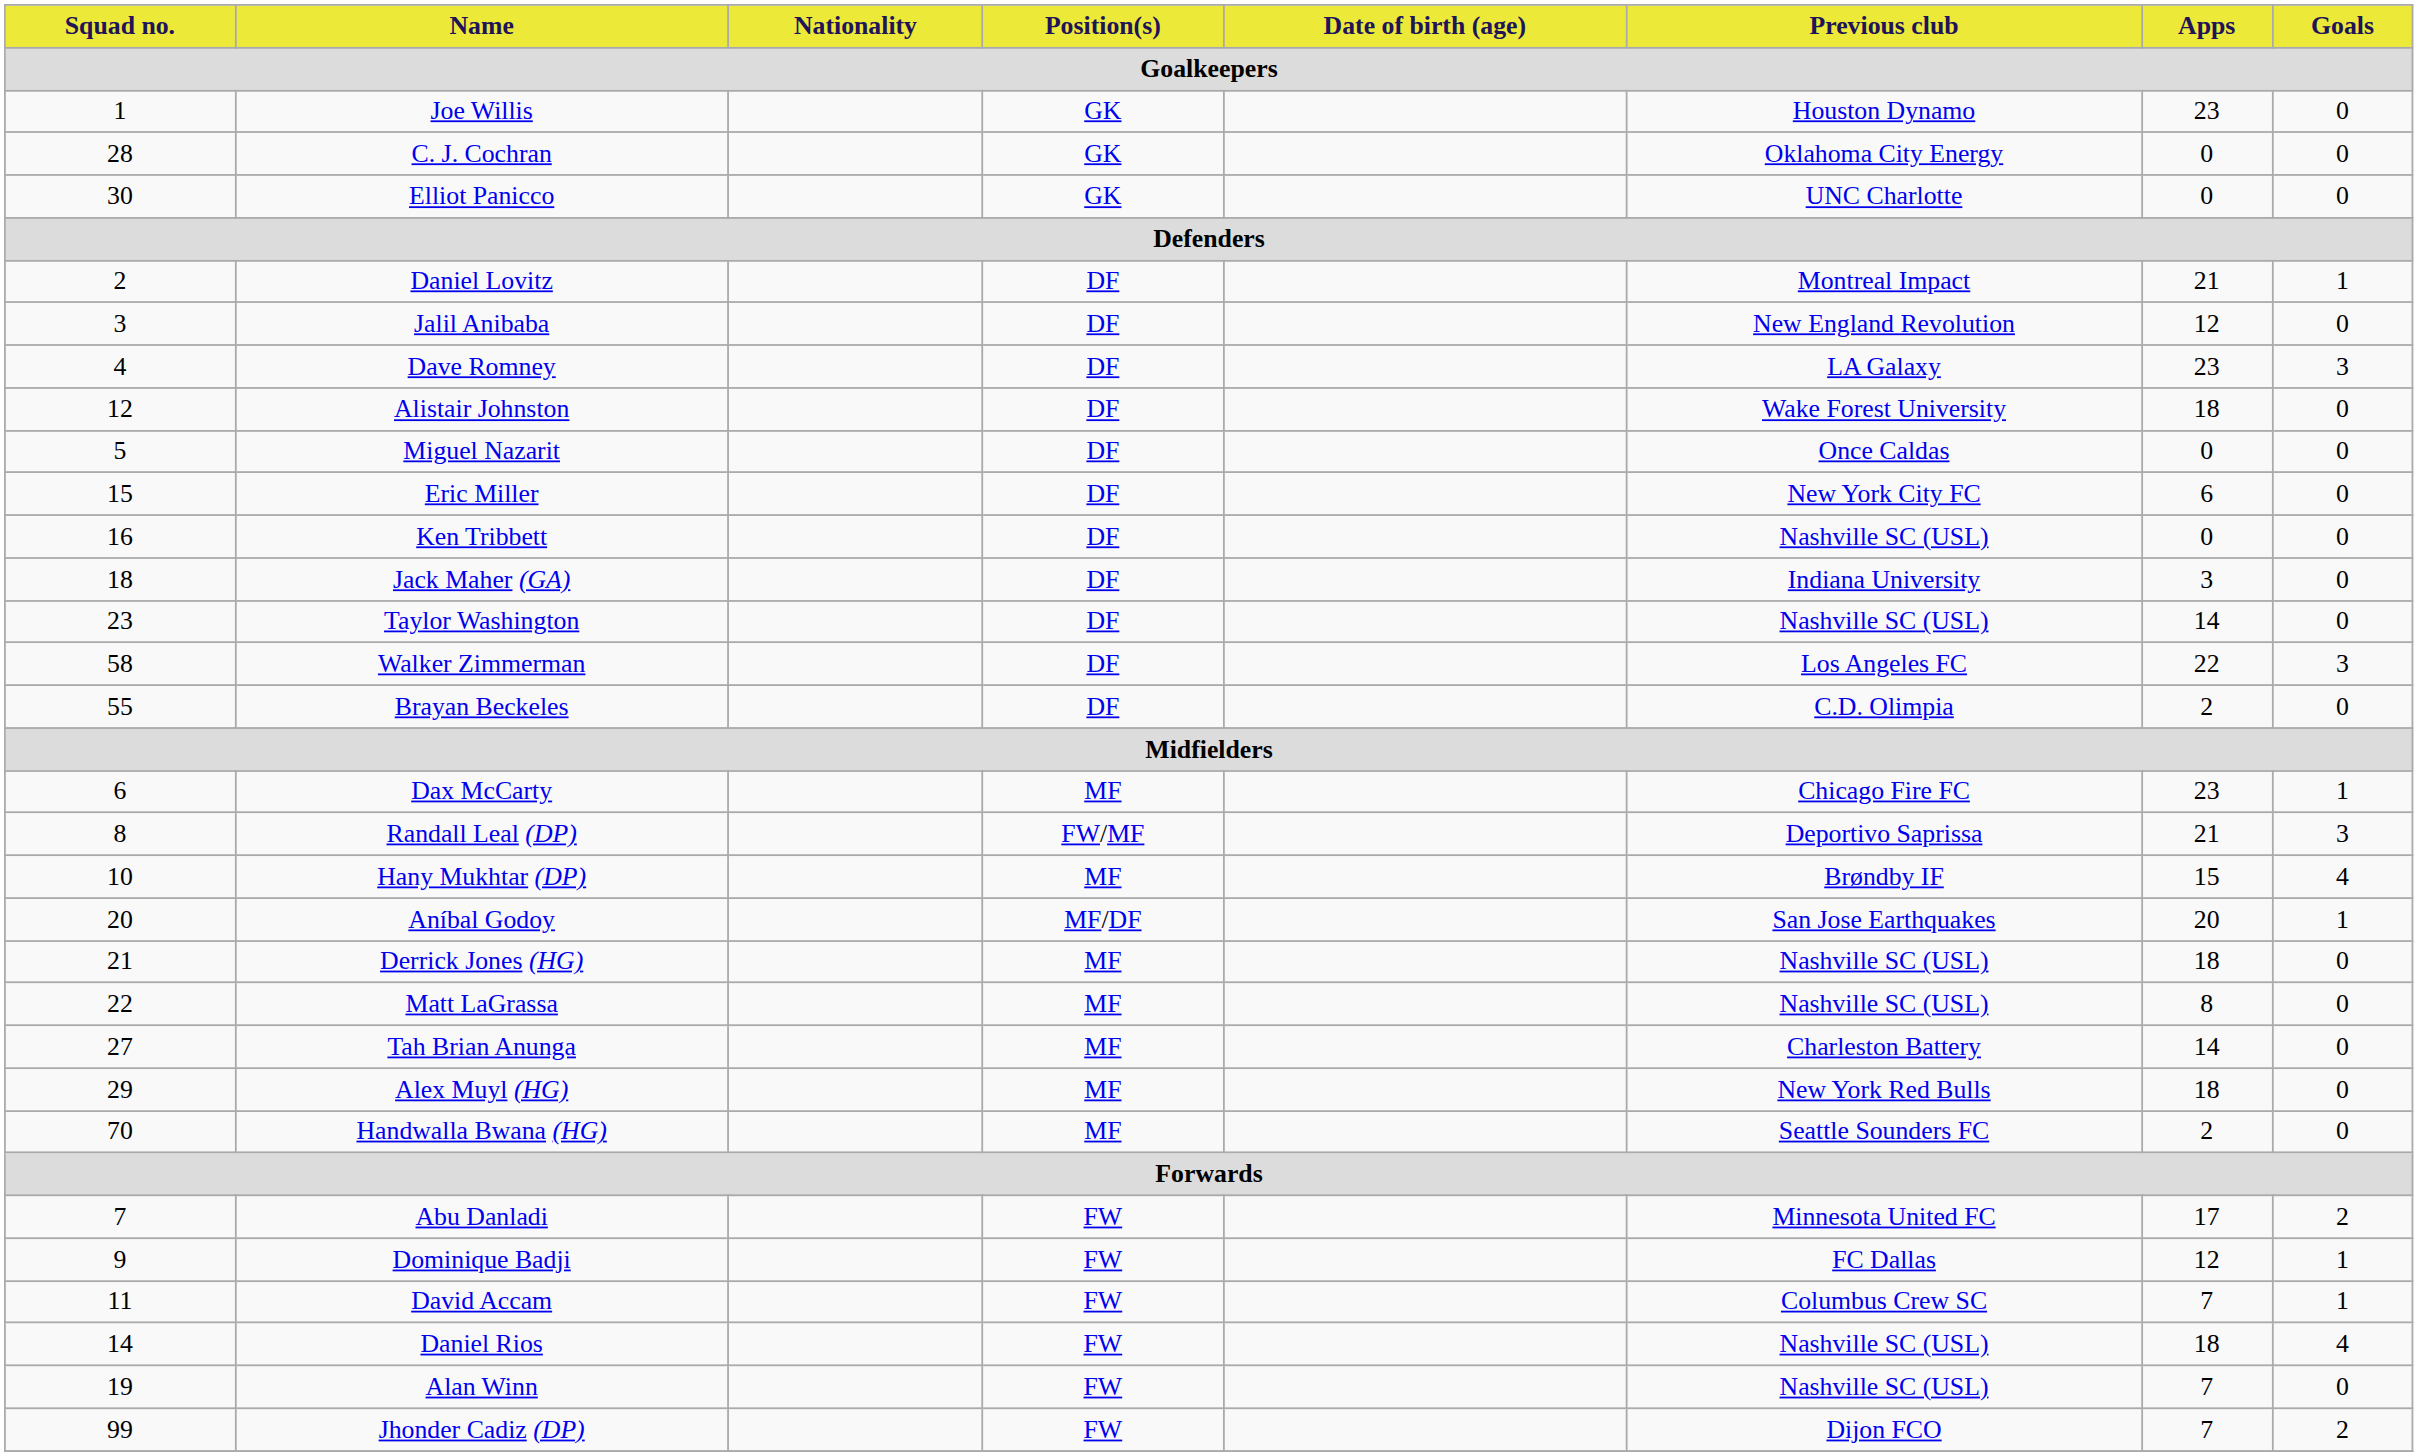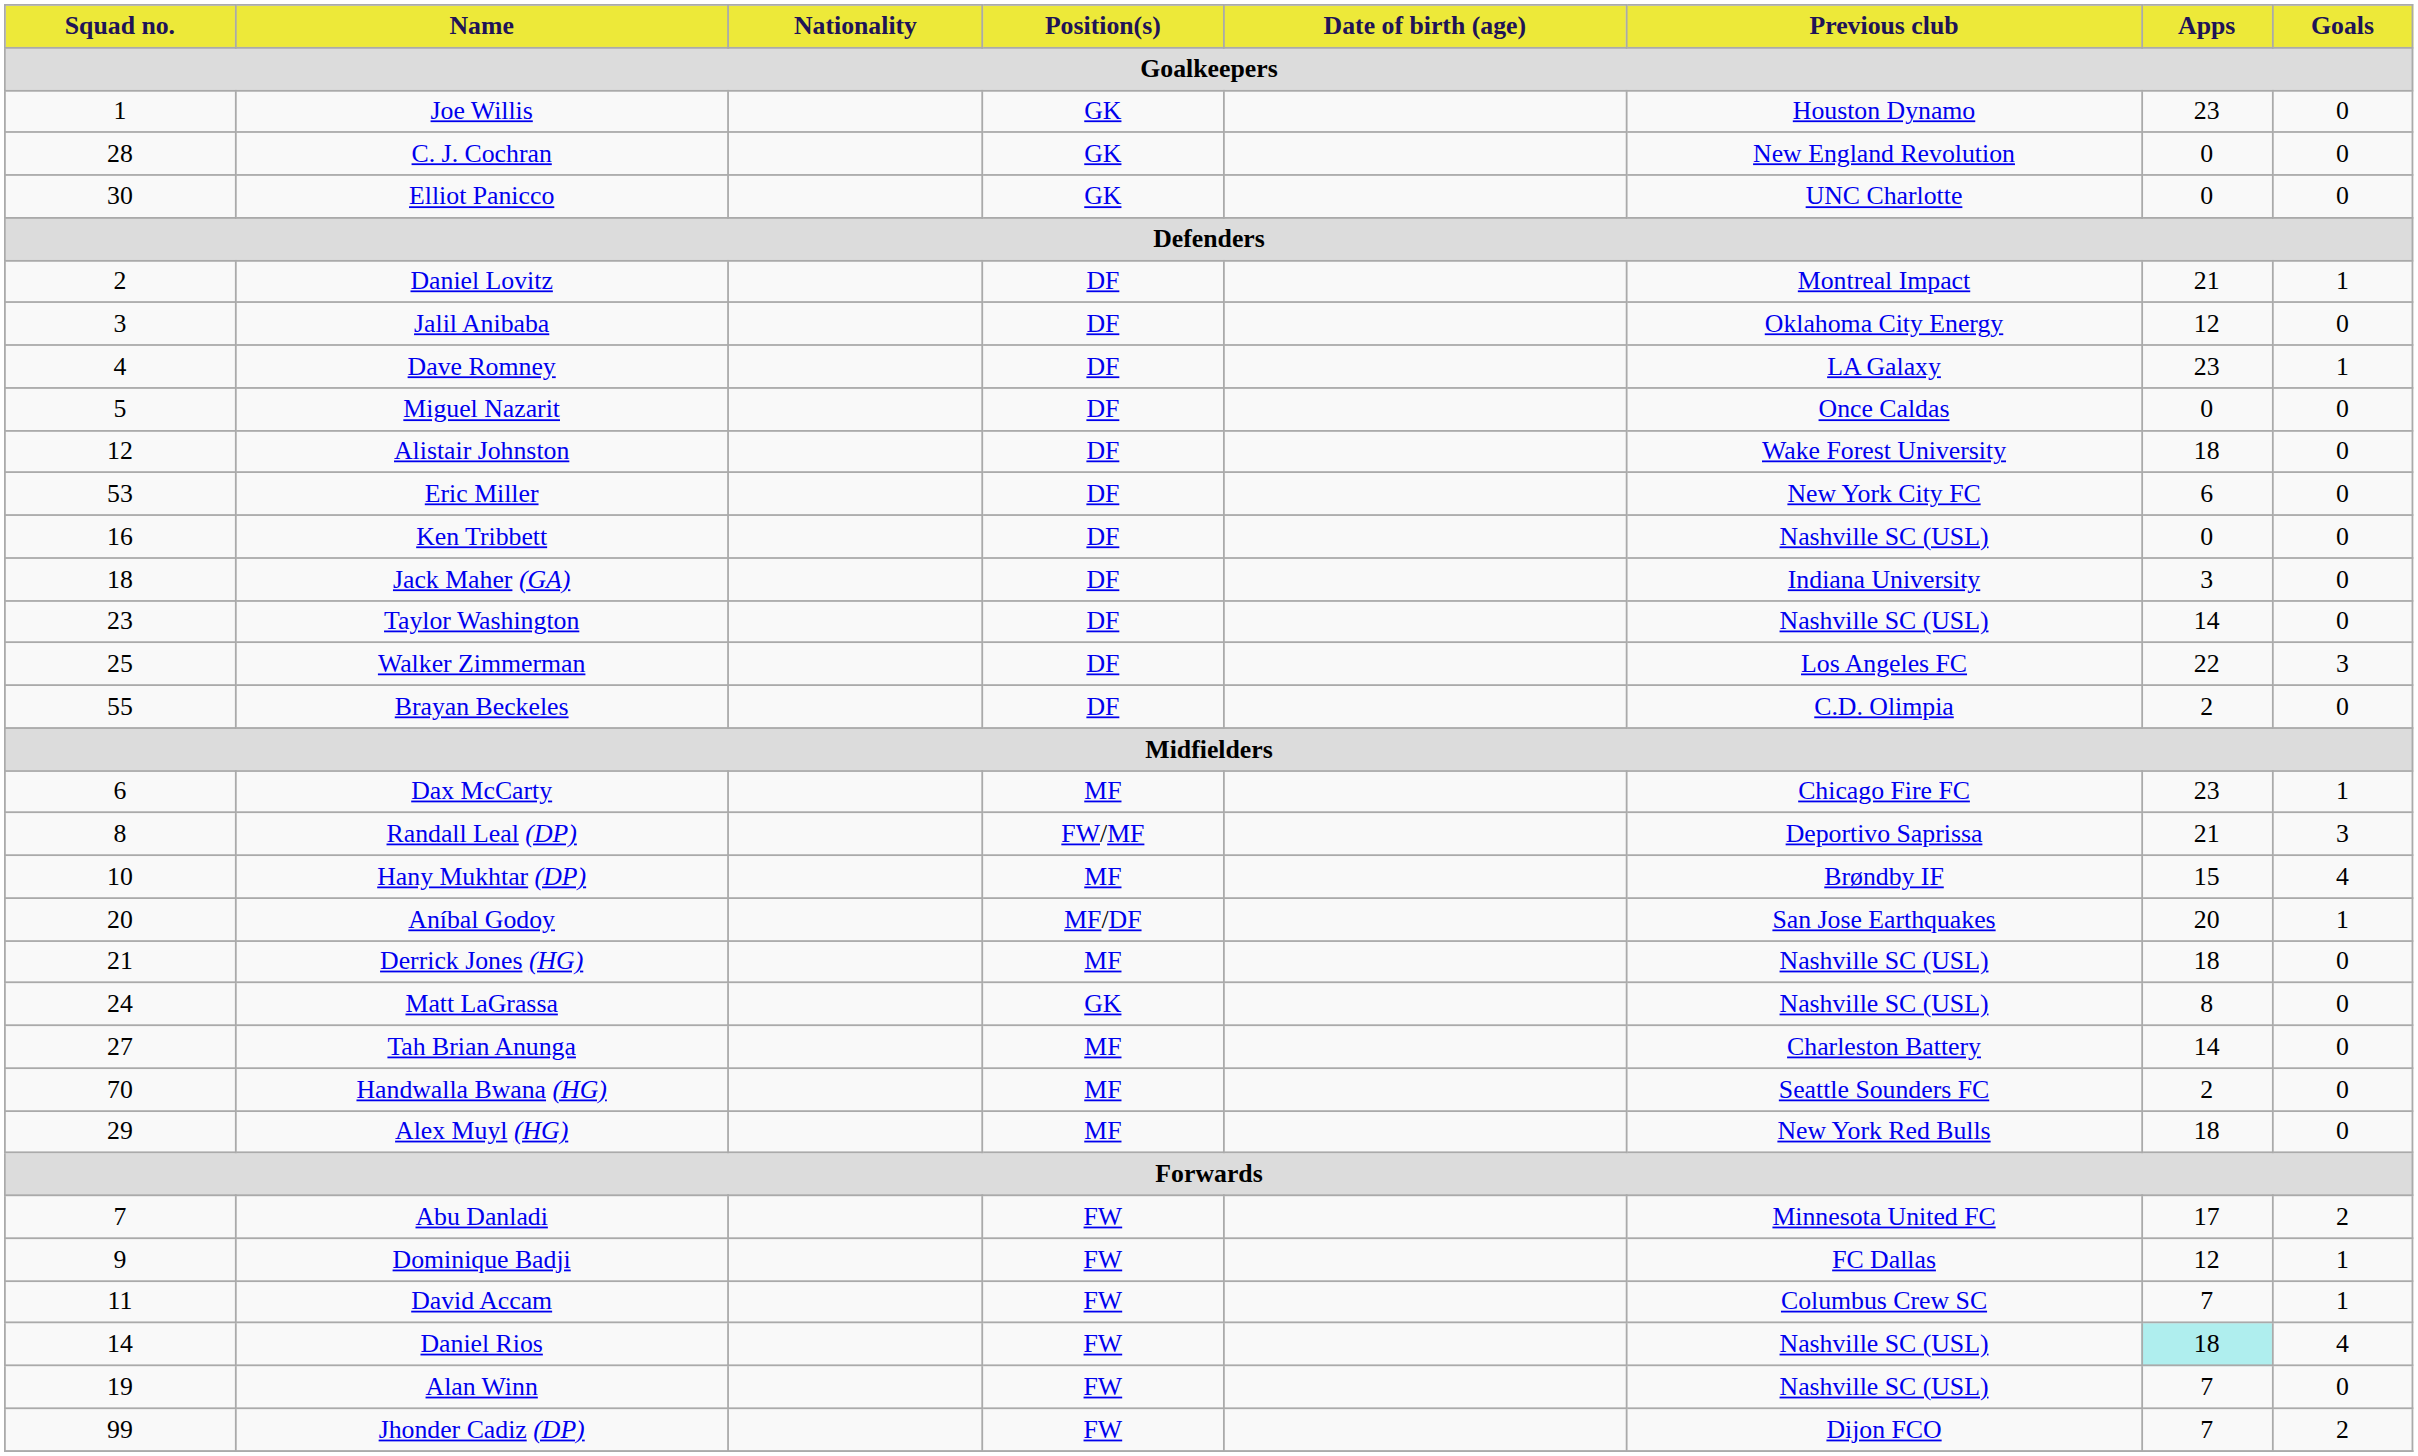(1884, 153) Oklahoma City Energy -> (1884, 153) New England Revolution
(1884, 323) New England Revolution -> (1884, 323) Oklahoma City Energy
(2343, 366) 3 -> (2343, 366) 1
rows swapped: (482, 451) <-> (482, 408)
(120, 493) 15 -> (120, 493) 53
(120, 663) 58 -> (120, 663) 25
(120, 1003) 22 -> (120, 1003) 24
(1103, 1003) MF -> (1103, 1003) GK
rows swapped: (482, 1088) <-> (482, 1131)
(2207, 1344) no background -> (2207, 1344) paleturquoise background
